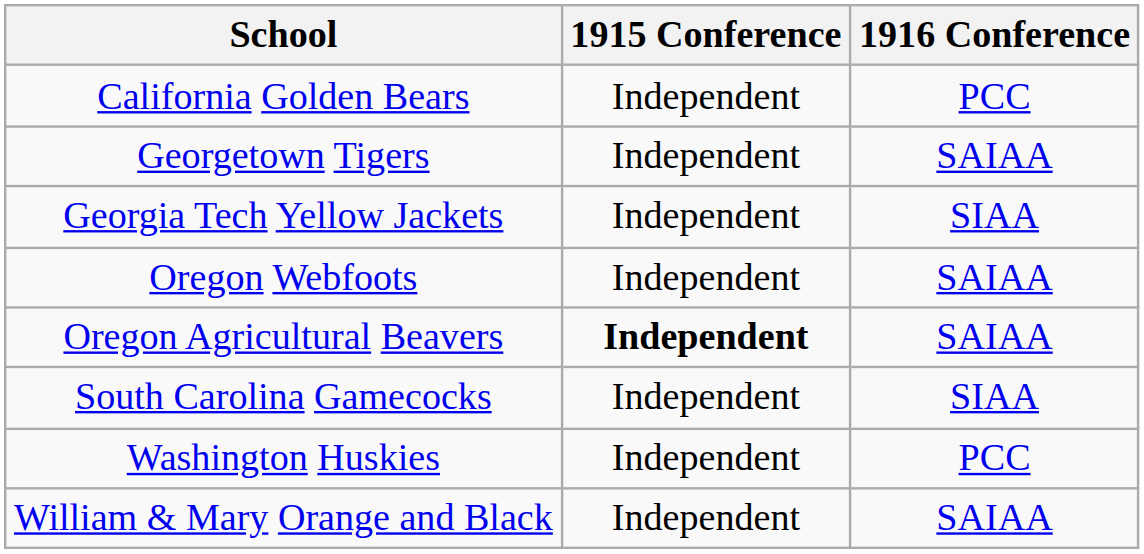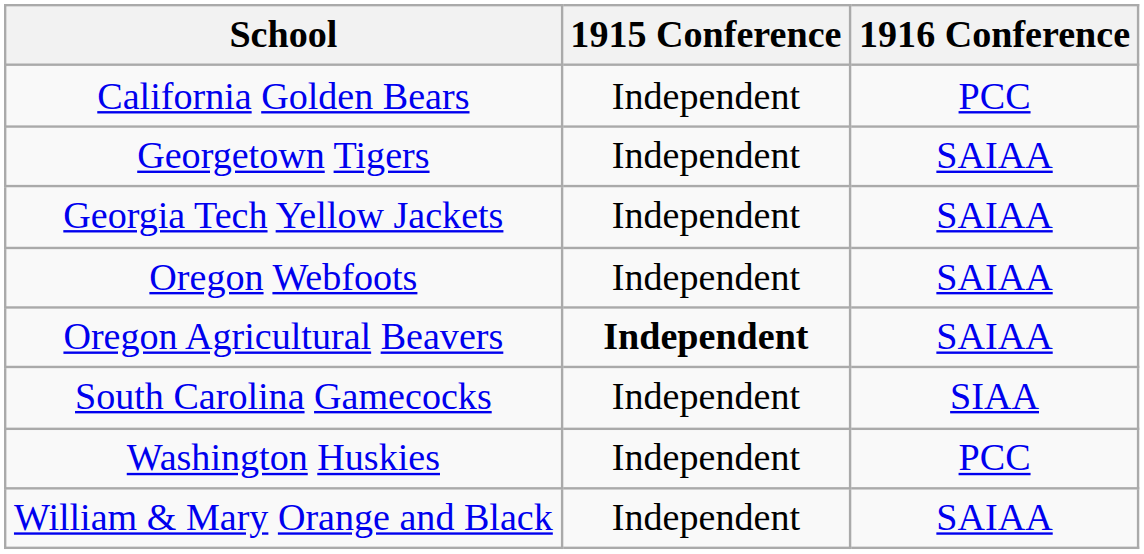(995, 215) SIAA -> (995, 215) SAIAA
